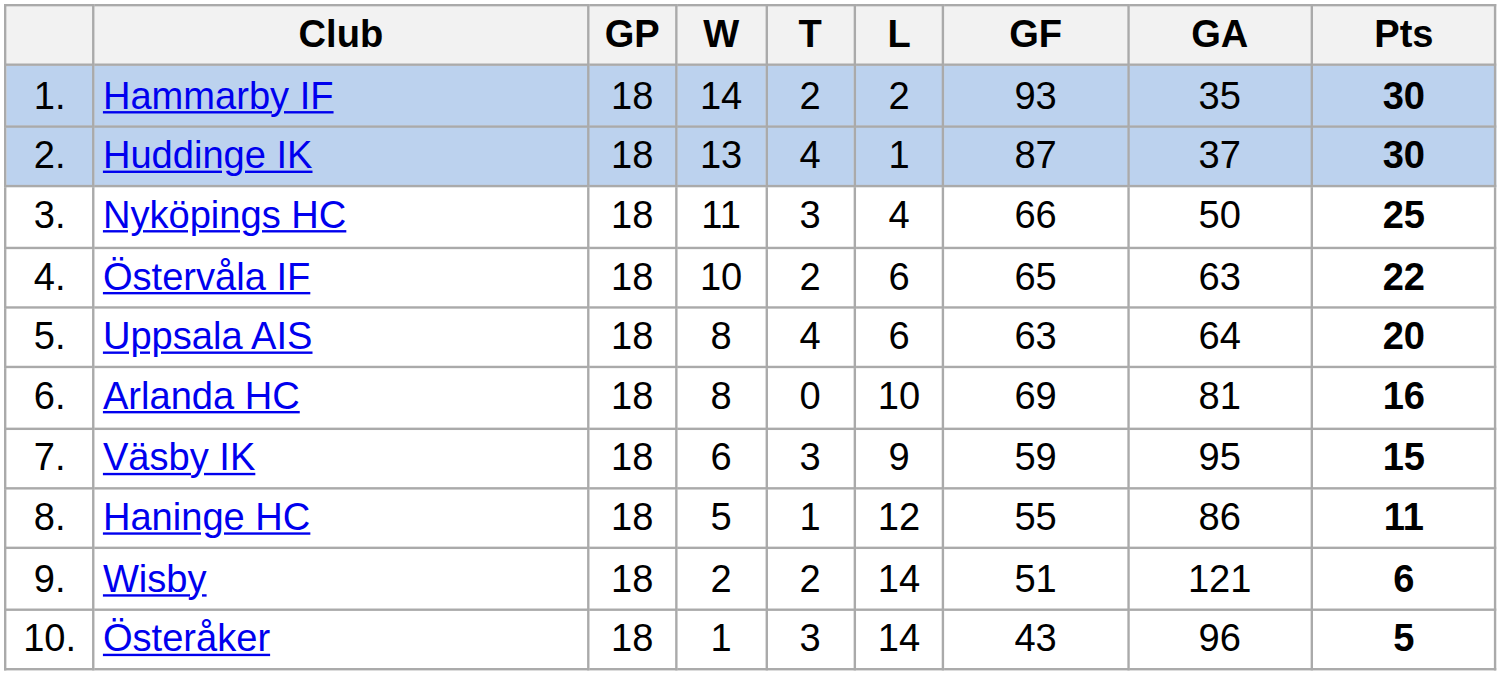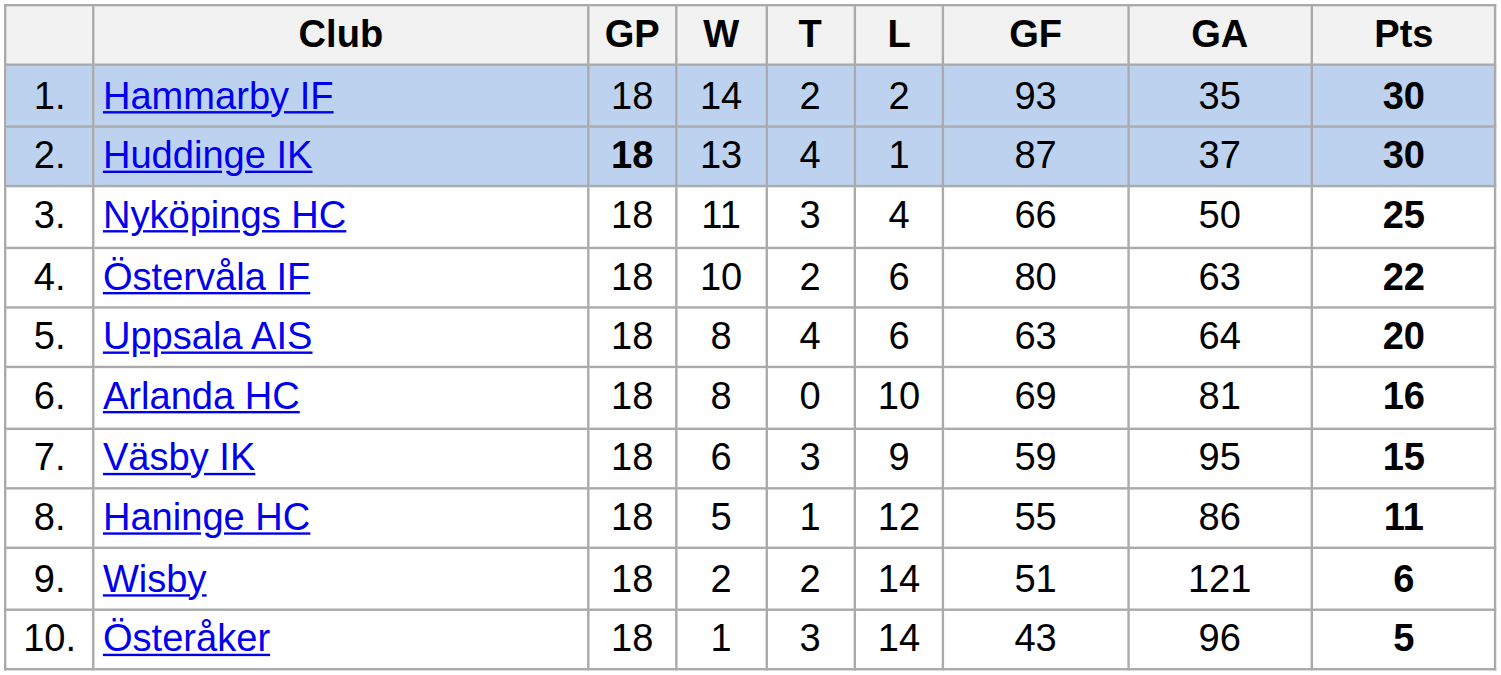(632, 155) normal -> (632, 155) bold
(1036, 276) 65 -> (1036, 276) 80
